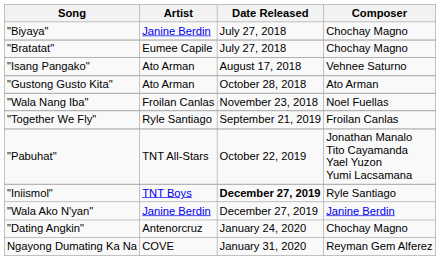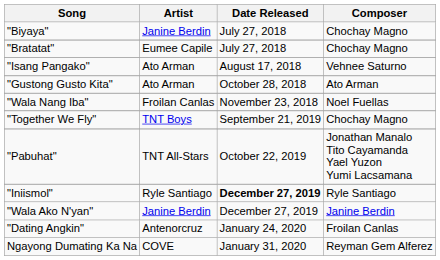(177, 119) Ryle Santiago -> (167, 119) TNT Boys
(362, 119) Froilan Canlas -> (367, 119) Chochay Magno
(167, 193) TNT Boys -> (177, 193) Ryle Santiago
(367, 228) Chochay Magno -> (362, 228) Froilan Canlas
